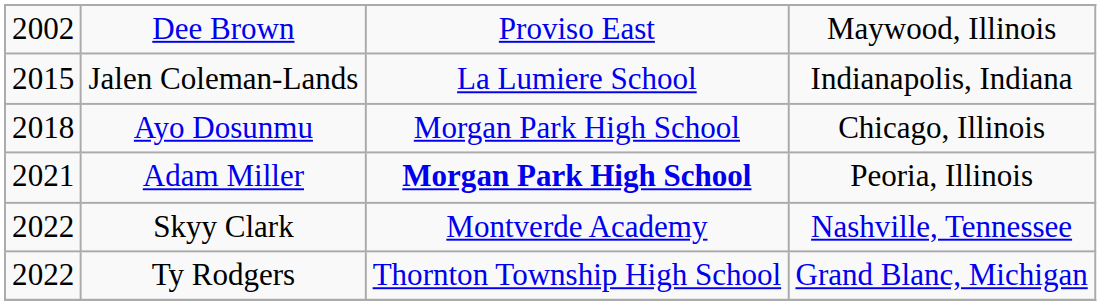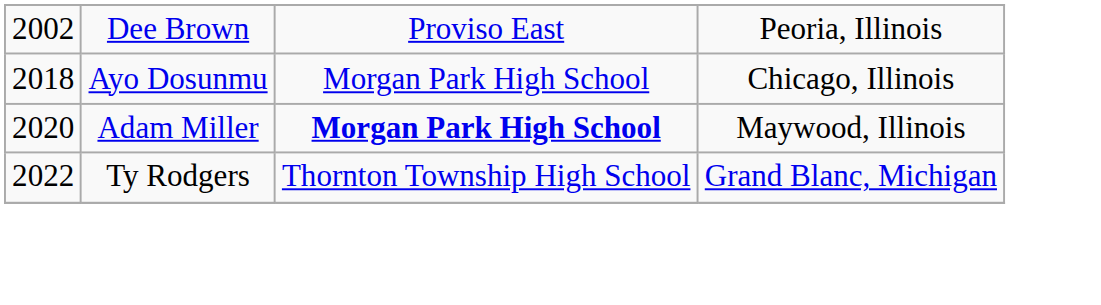(942, 29) Maywood, Illinois -> (851, 29) Peoria, Illinois
- row: (223, 78)
(43, 176) 2021 -> (43, 127) 2020
(942, 176) Peoria, Illinois -> (851, 127) Maywood, Illinois
- row: (223, 226)
